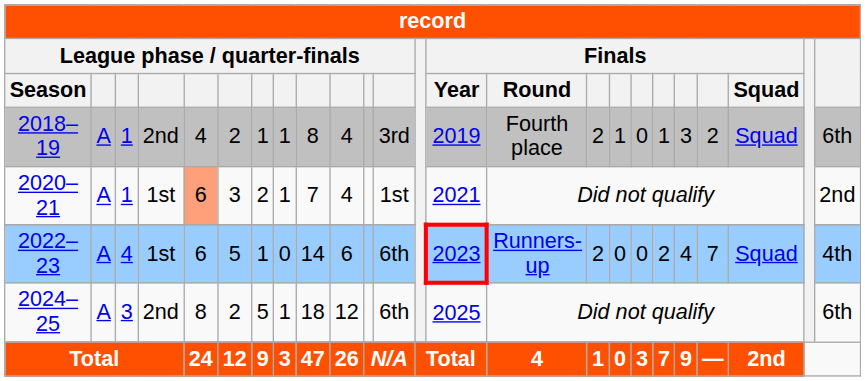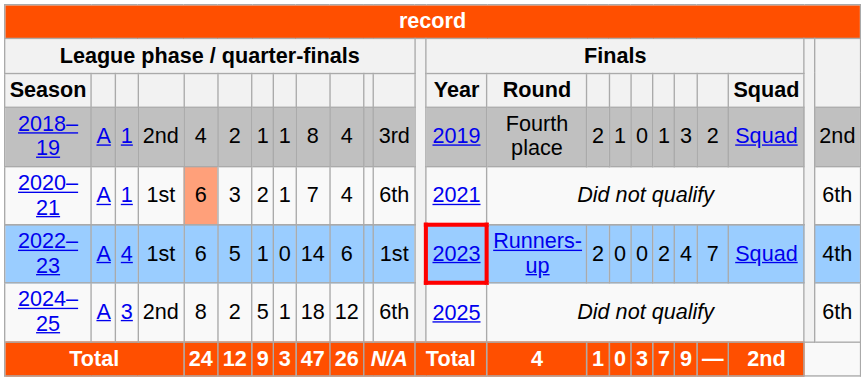(837, 136) 6th -> (837, 136) 2nd
(394, 195) 1st -> (394, 195) 6th
(837, 195) 2nd -> (837, 195) 6th
(394, 253) 6th -> (394, 253) 1st
